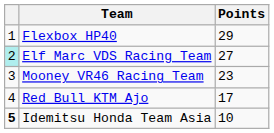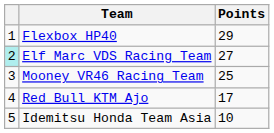(226, 77) 23 -> (226, 77) 25
(12, 119) bold -> (12, 119) normal
